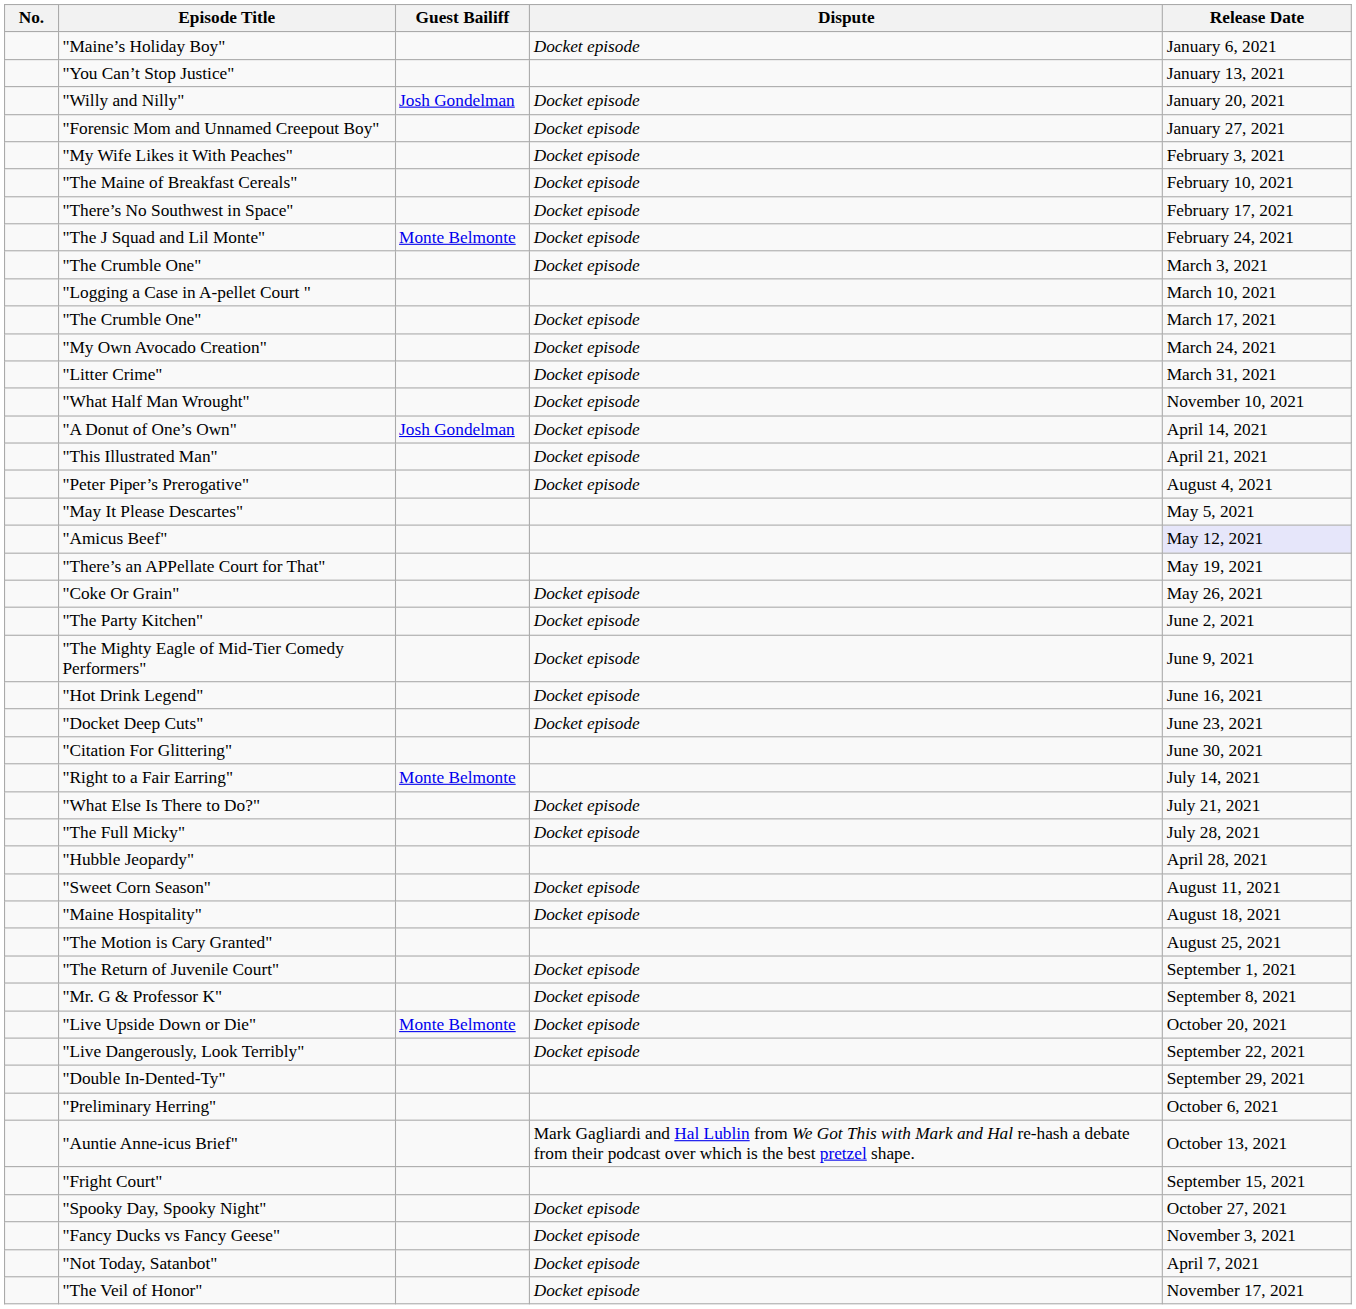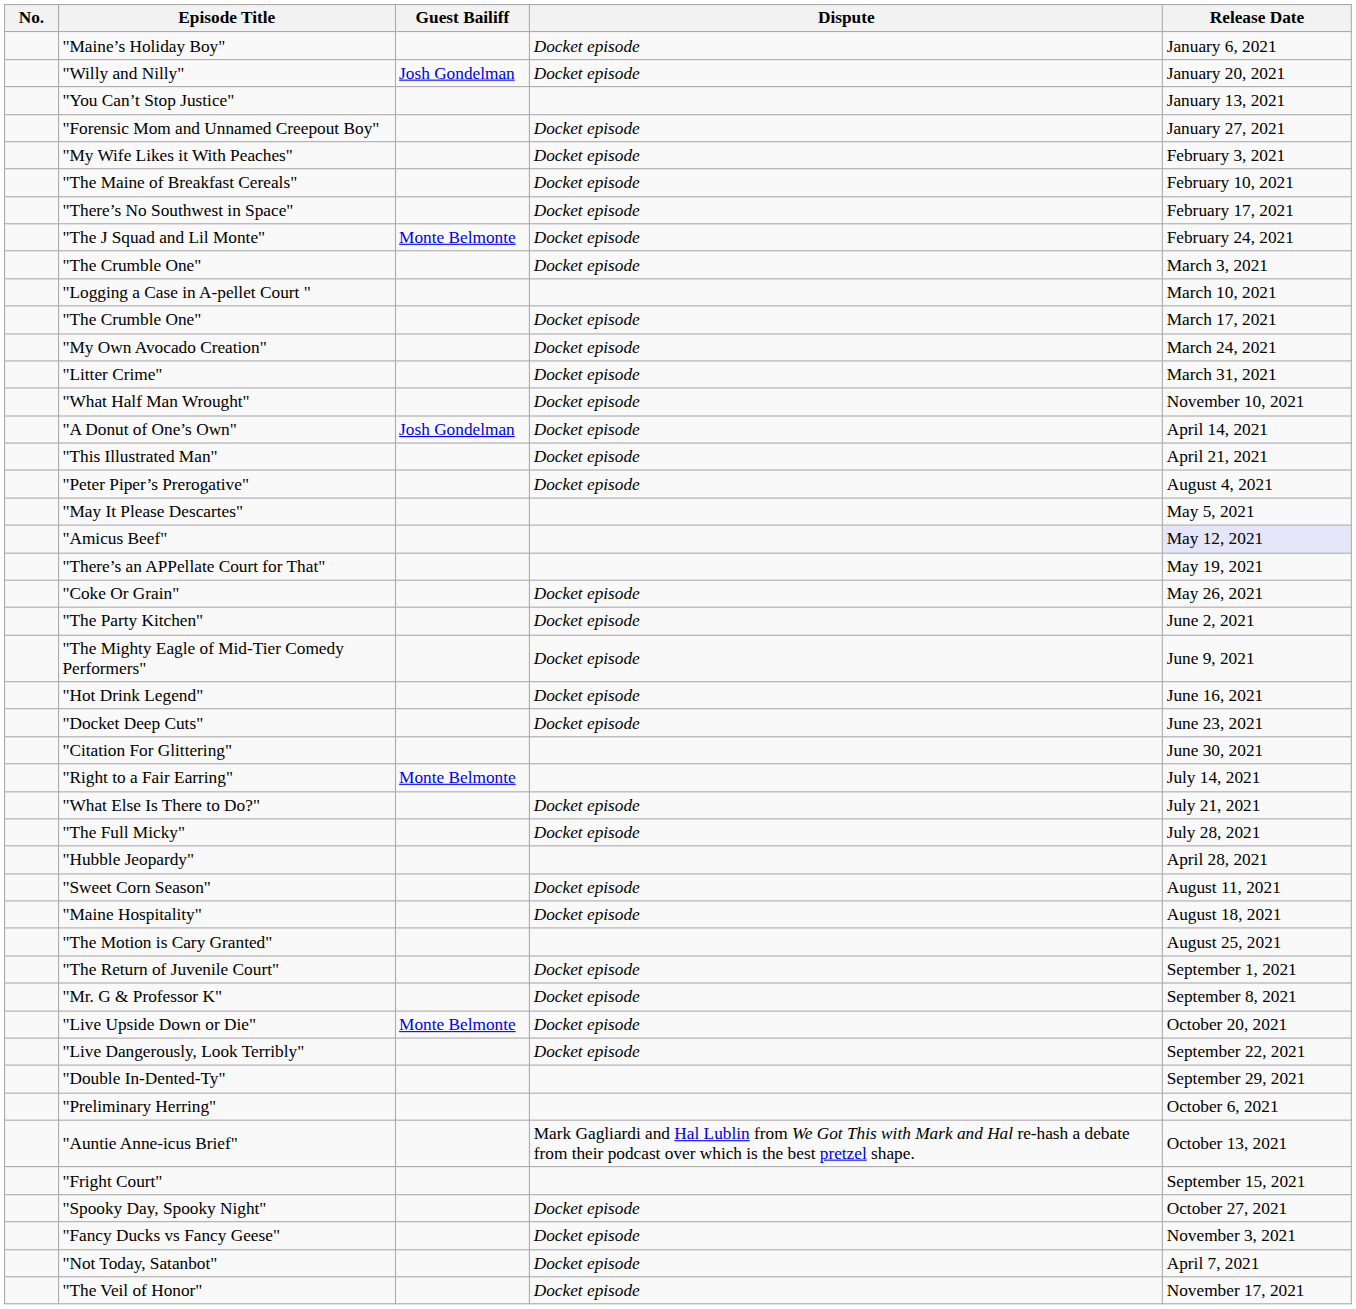rows swapped: (148, 73) <-> (123, 100)
